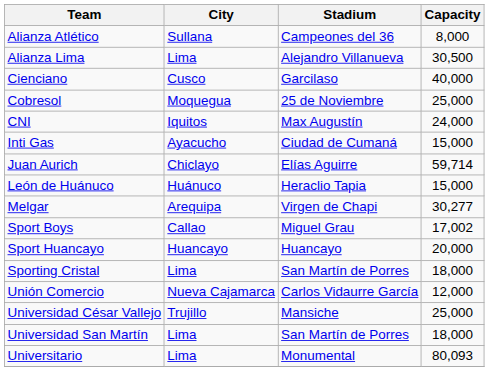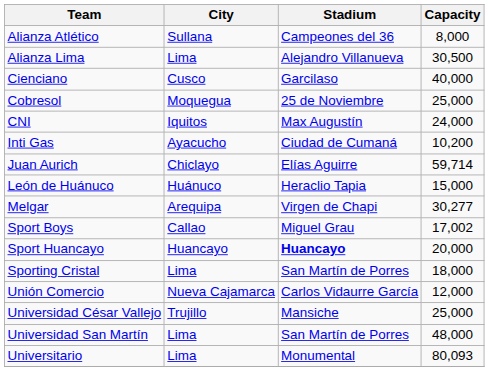(453, 143) 15,000 -> (453, 143) 10,200
(311, 249) normal -> (313, 249) bold
(453, 334) 18,000 -> (453, 334) 48,000
